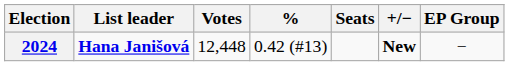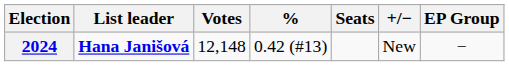(222, 46) 12,448 -> (222, 46) 12,148
(399, 46) bold -> (399, 46) normal
